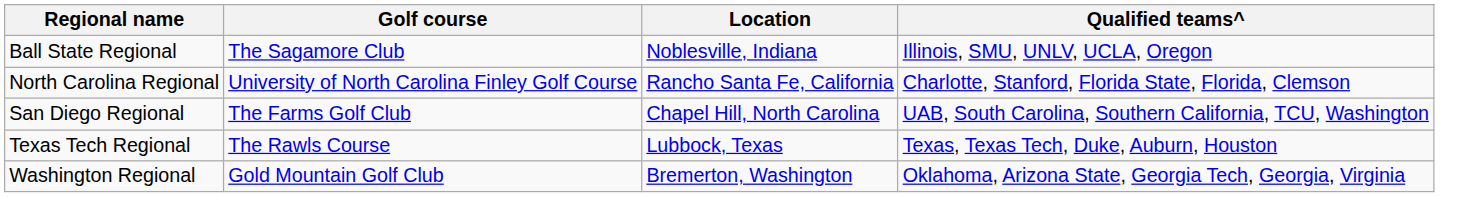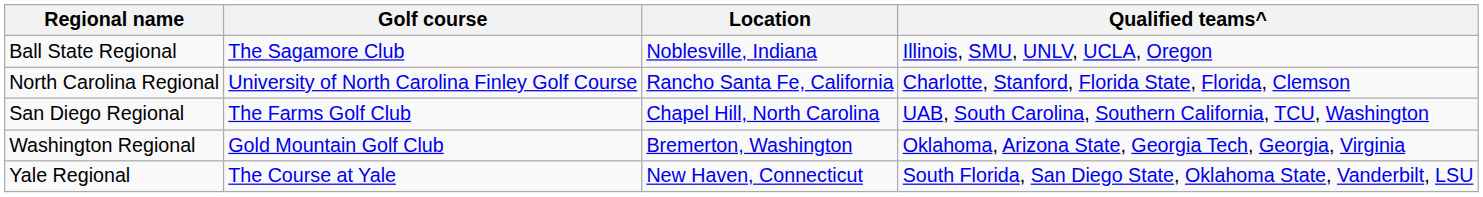- row: (100, 144)
+ row: (70, 176)
